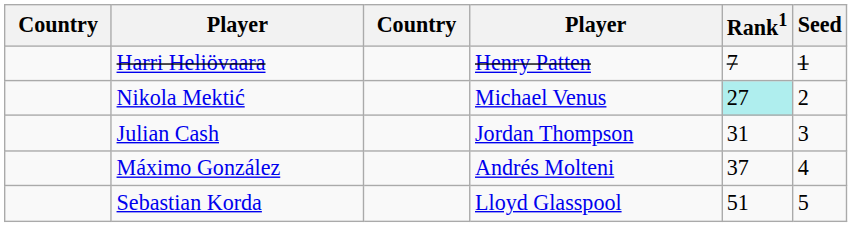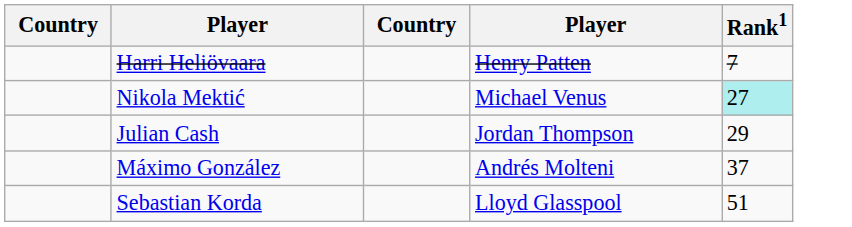- column: (820, 24)
(738, 133) 31 -> (738, 133) 29
